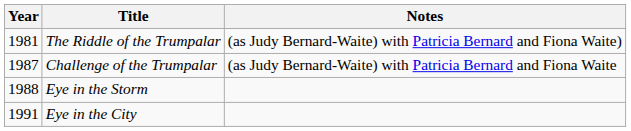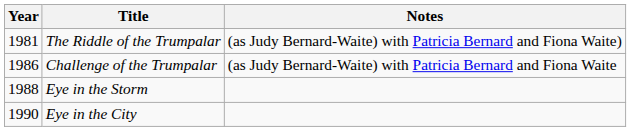(23, 65) 1987 -> (23, 65) 1986
(23, 114) 1991 -> (23, 114) 1990
